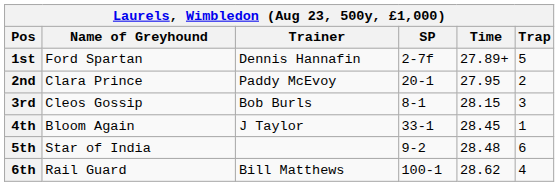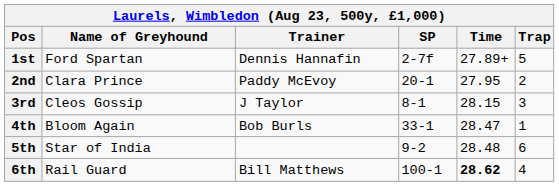(276, 104) Bob Burls -> (271, 104) J Taylor
(271, 126) J Taylor -> (276, 126) Bob Burls
(480, 126) 28.45 -> (480, 126) 28.47
(480, 170) normal -> (480, 170) bold
